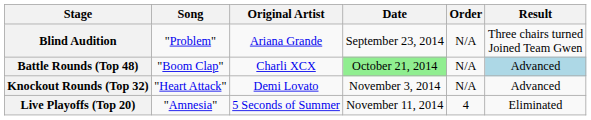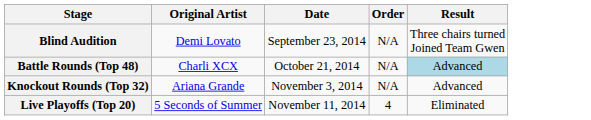- column: (190, 14)
(286, 41) Ariana Grande -> (208, 41) Demi Lovato
(395, 67) lightgreen background -> (317, 67) no background
(286, 86) Demi Lovato -> (208, 86) Ariana Grande
